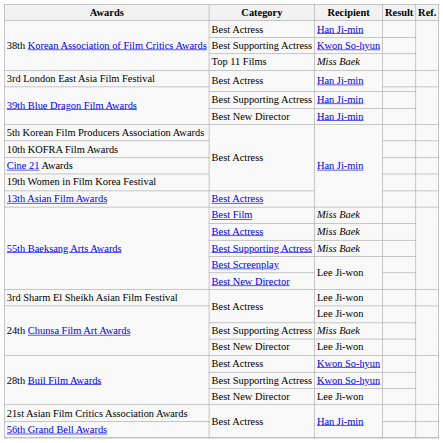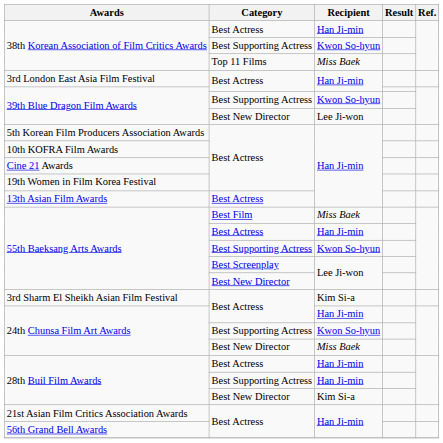(340, 100) Han Ji-min -> (349, 100) Kwon So-hyun
(340, 116) Han Ji-min -> (340, 116) Lee Ji-won
(338, 231) Miss Baek -> (340, 231) Han Ji-min
(338, 248) Miss Baek -> (349, 248) Kwon So-hyun
(340, 297) Lee Ji-won -> (336, 297) Kim Si-a
(340, 314) Lee Ji-won -> (340, 314) Han Ji-min
(338, 330) Miss Baek -> (349, 330) Kwon So-hyun
(340, 347) Lee Ji-won -> (338, 347) Miss Baek
(349, 363) Kwon So-hyun -> (340, 363) Han Ji-min
(349, 380) Kwon So-hyun -> (340, 380) Han Ji-min
(340, 396) Lee Ji-won -> (336, 396) Kim Si-a
